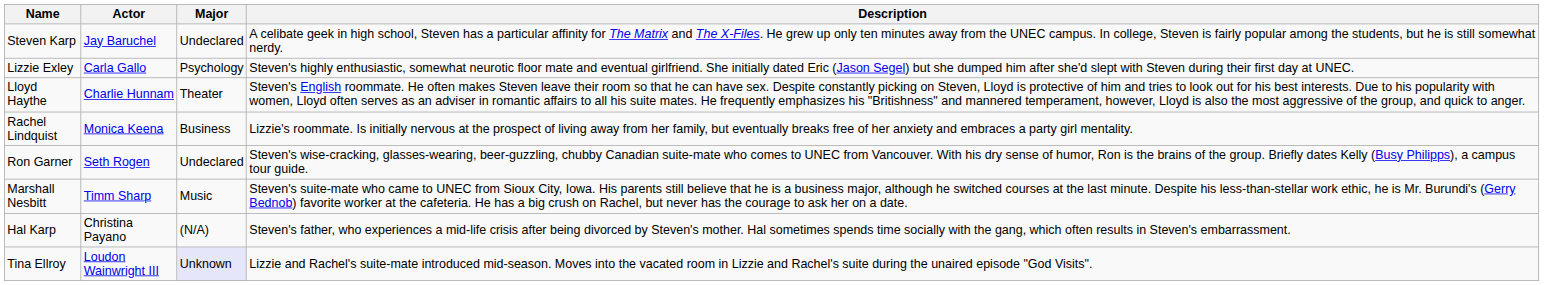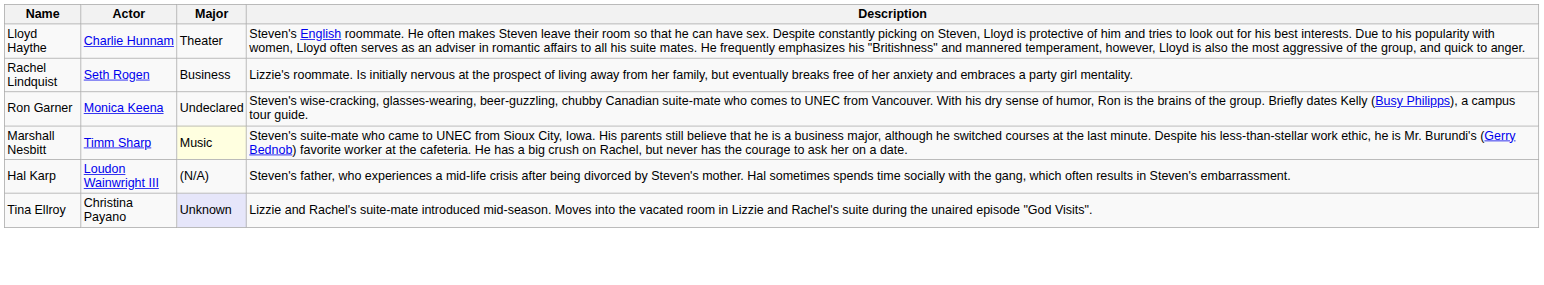- row: (42, 41)
- row: (40, 68)
(124, 128) Monica Keena -> (117, 75) Seth Rogen
(117, 162) Seth Rogen -> (124, 108) Monica Keena
(196, 196) no background -> (196, 142) lightyellow background
(108, 230) Christina Payano -> (121, 176) Loudon Wainwright III
(121, 263) Loudon Wainwright III -> (108, 210) Christina Payano
